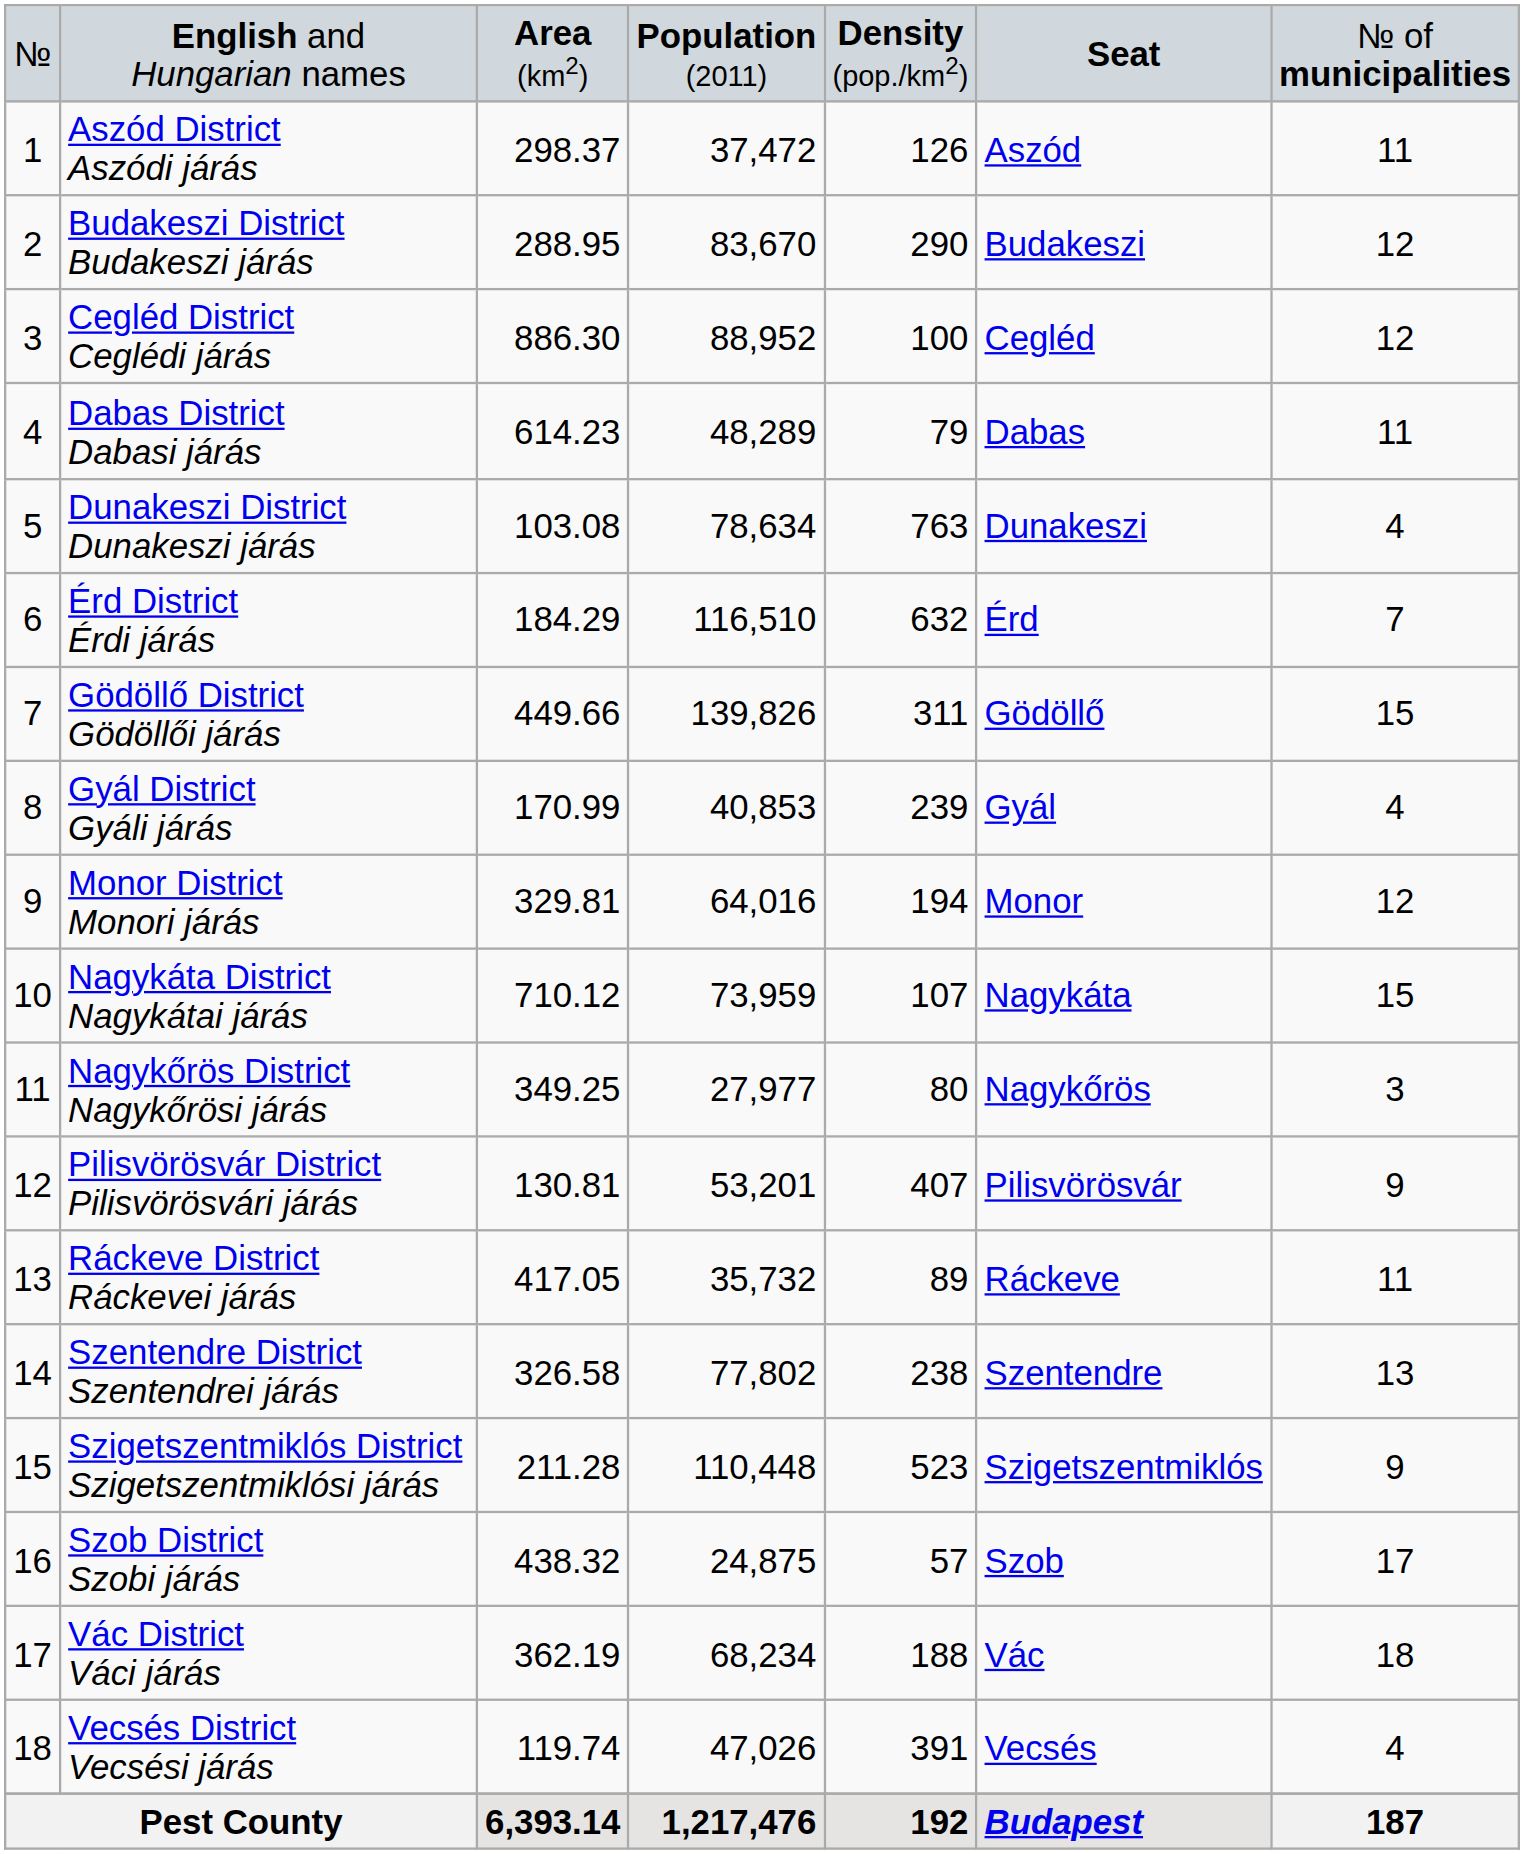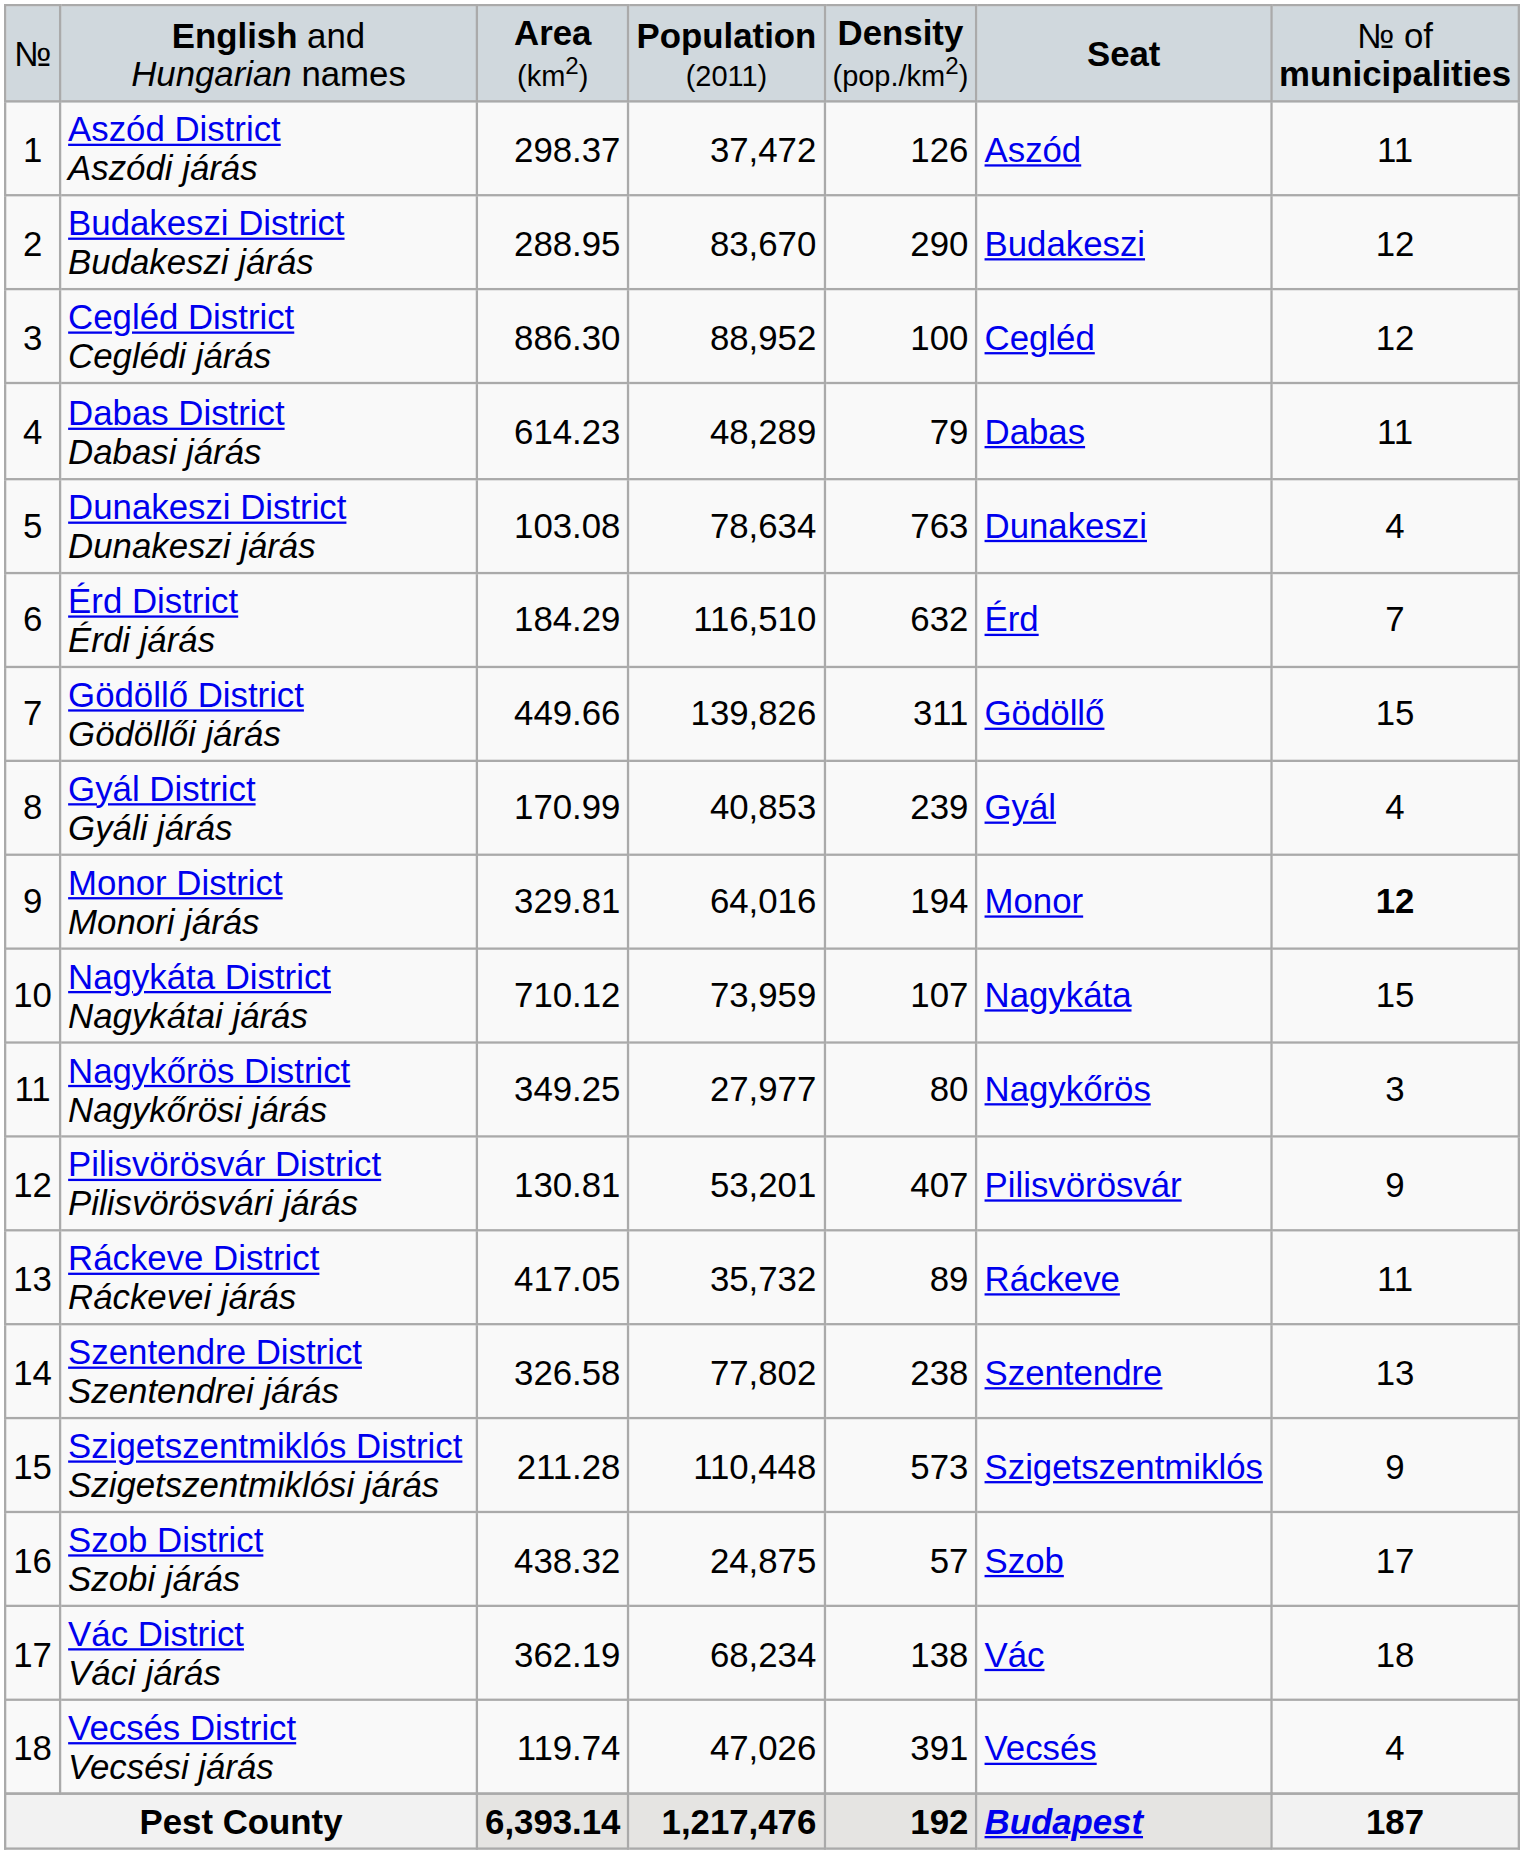(1395, 901) normal -> (1395, 901) bold
(939, 1466) 523 -> (939, 1466) 573
(939, 1654) 188 -> (939, 1654) 138
